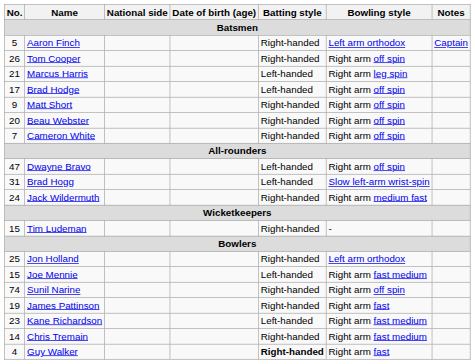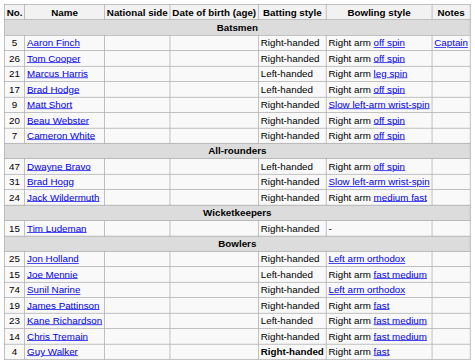(367, 43) Left arm orthodox -> (367, 43) Right arm off spin
(367, 104) Right arm off spin -> (379, 104) Slow left-arm wrist-spin
(287, 181) Left-handed -> (290, 181) Right-handed
(367, 290) Right arm off spin -> (367, 290) Left arm orthodox
